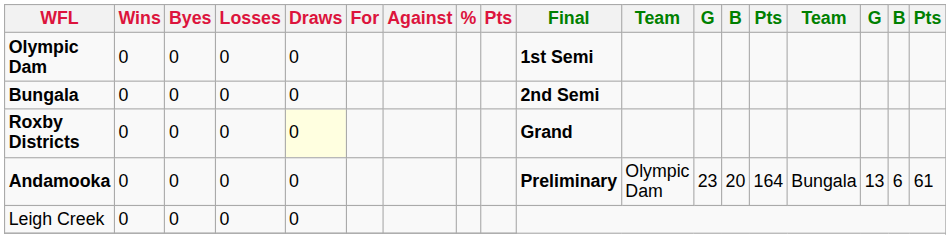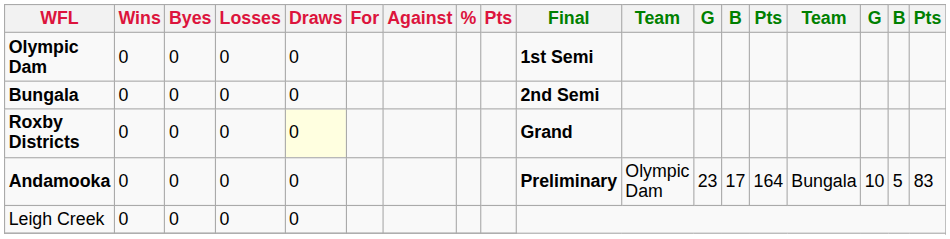(735, 181) 20 -> (735, 181) 17
(875, 181) 13 -> (875, 181) 10
(898, 181) 6 -> (898, 181) 5
(924, 181) 61 -> (924, 181) 83
